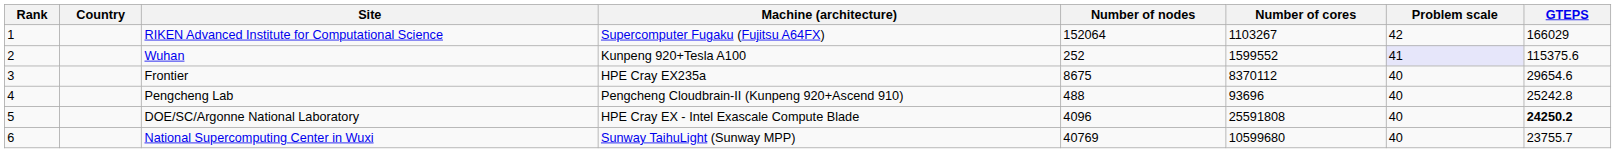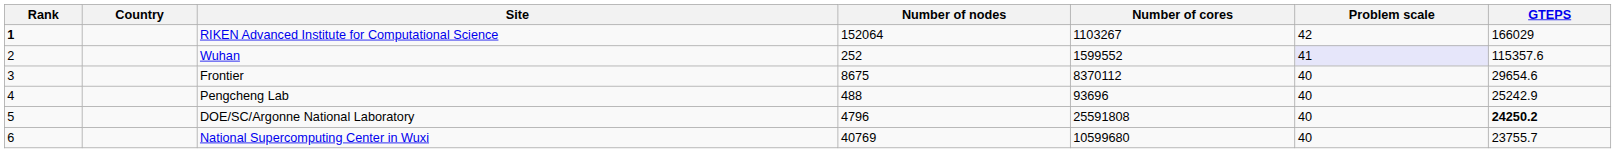- column: (829, 14)
(11, 34) normal -> (11, 34) bold
(1553, 55) 115375.6 -> (1518, 55) 115357.6
(1550, 96) 25242.8 -> (1515, 96) 25242.9
(1077, 116) 4096 -> (855, 116) 4796
